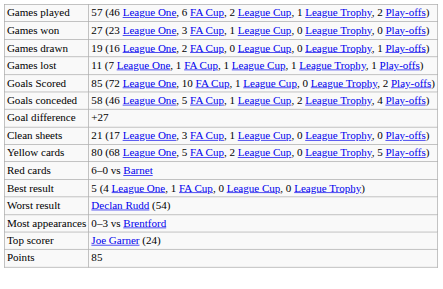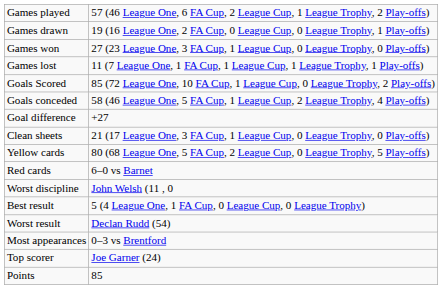rows swapped: (33, 30) <-> (37, 48)
+ row: (43, 188)
